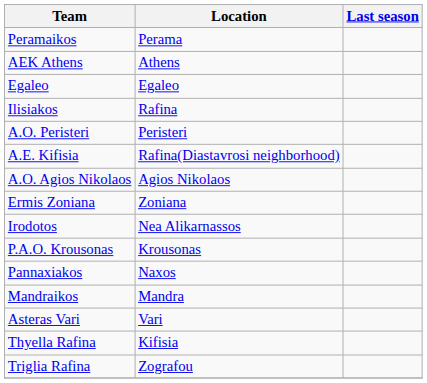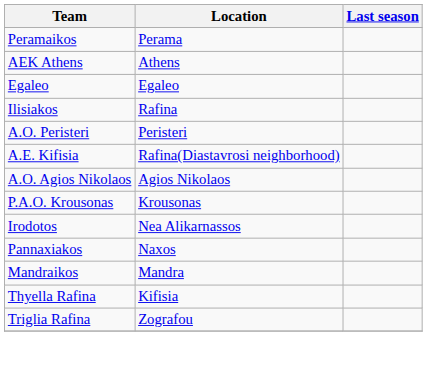- row: (51, 202)
rows swapped: (32, 226) <-> (61, 249)
- row: (44, 319)
